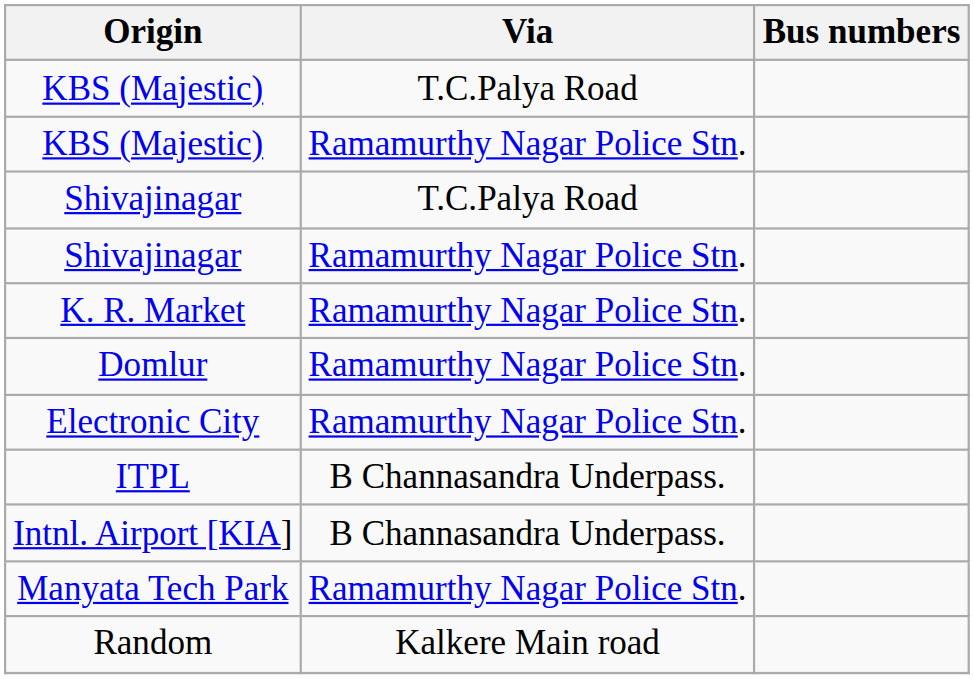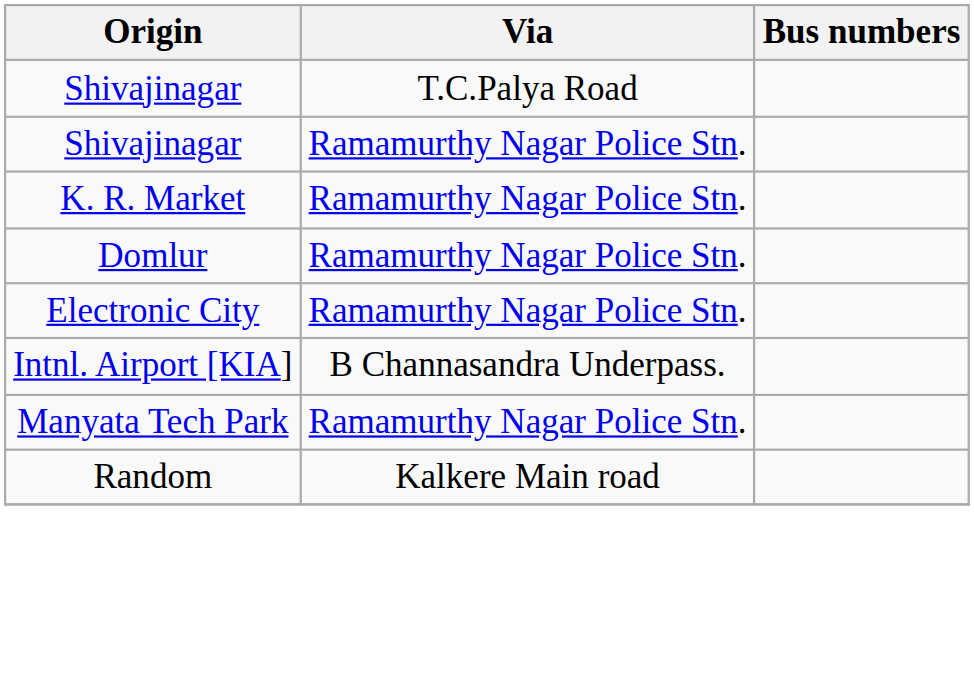- row: (153, 87)
- row: (153, 143)
- row: (153, 476)
